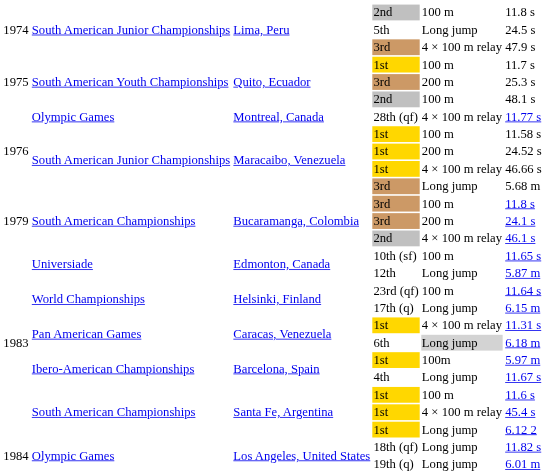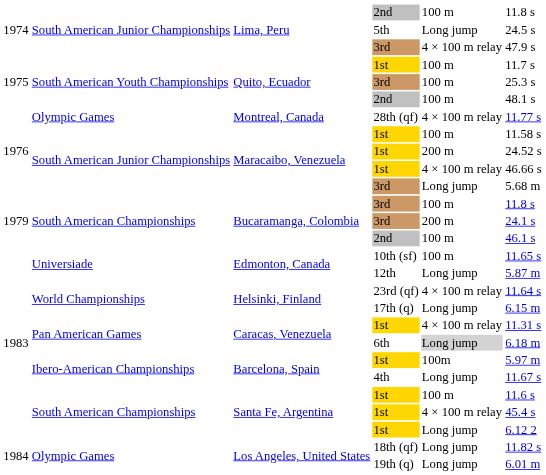(438, 82) 200 m -> (438, 82) 100 m
(462, 238) 4 × 100 m relay -> (438, 238) 100 m
(438, 290) 100 m -> (462, 290) 4 × 100 m relay
